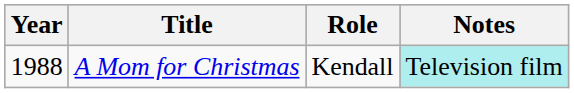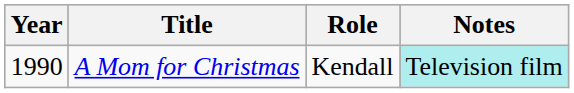(37, 66) 1988 -> (37, 66) 1990
